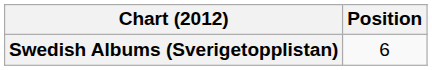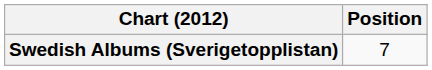(385, 49) 6 -> (385, 49) 7
